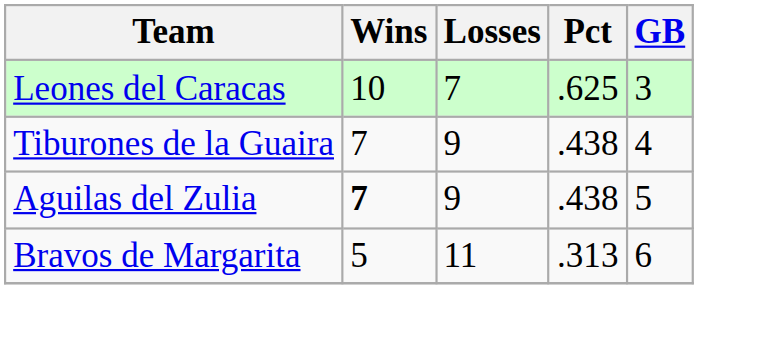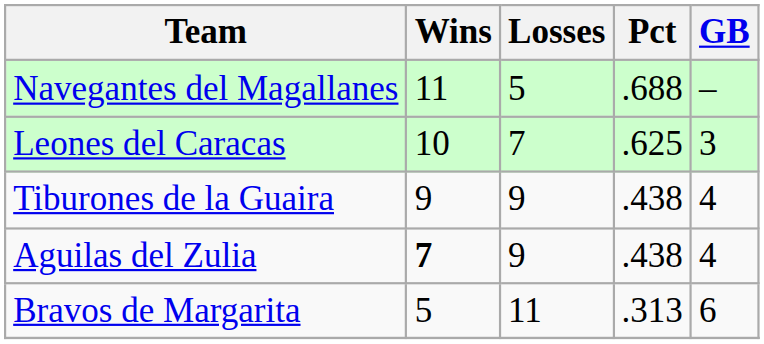+ row: (206, 87)
(359, 143) 7 -> (423, 198) 9
(643, 198) 5 -> (708, 254) 4
